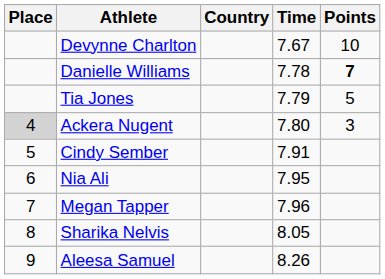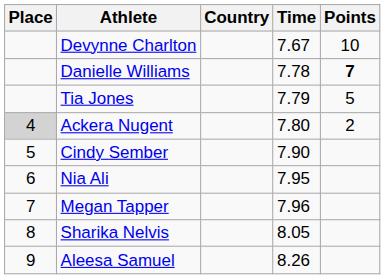(350, 125) 3 -> (350, 125) 2
(293, 152) 7.91 -> (293, 152) 7.90
